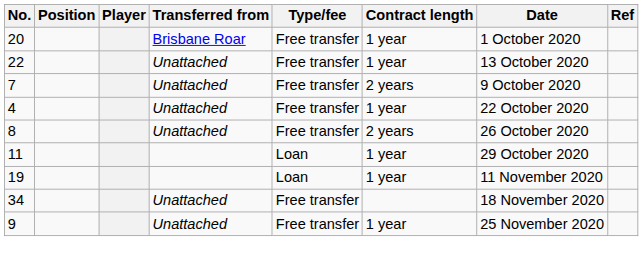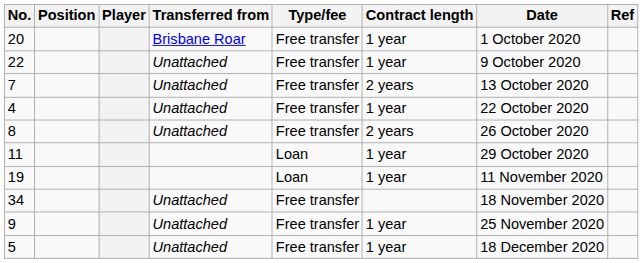(534, 62) 13 October 2020 -> (530, 62) 9 October 2020
(530, 85) 9 October 2020 -> (534, 85) 13 October 2020
+ row: (12, 246)
